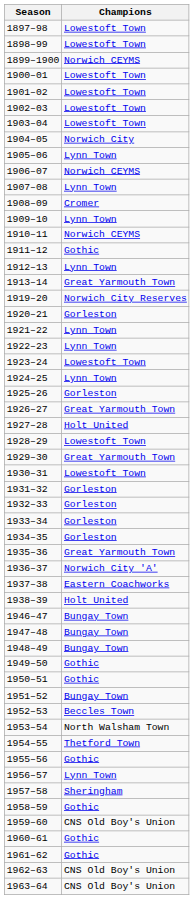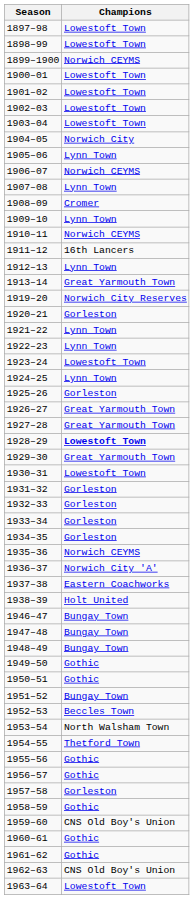(82, 251) Gothic -> (99, 251) 16th Lancers
(96, 425) Holt United -> (120, 425) Great Yarmouth Town
(105, 441) normal -> (105, 441) bold
(120, 553) Great Yarmouth Town -> (102, 553) Norwich CEYMS
(90, 775) Lynn Town -> (82, 775) Gothic
(93, 791) Sheringham -> (90, 791) Gorleston
(120, 886) CNS Old Boy's Union -> (105, 886) Lowestoft Town
